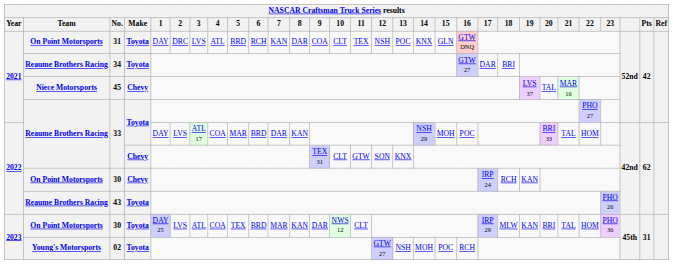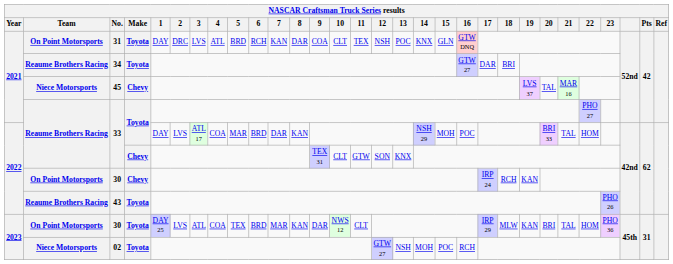(67, 248) Young's Motorsports -> (67, 248) Niece Motorsports
